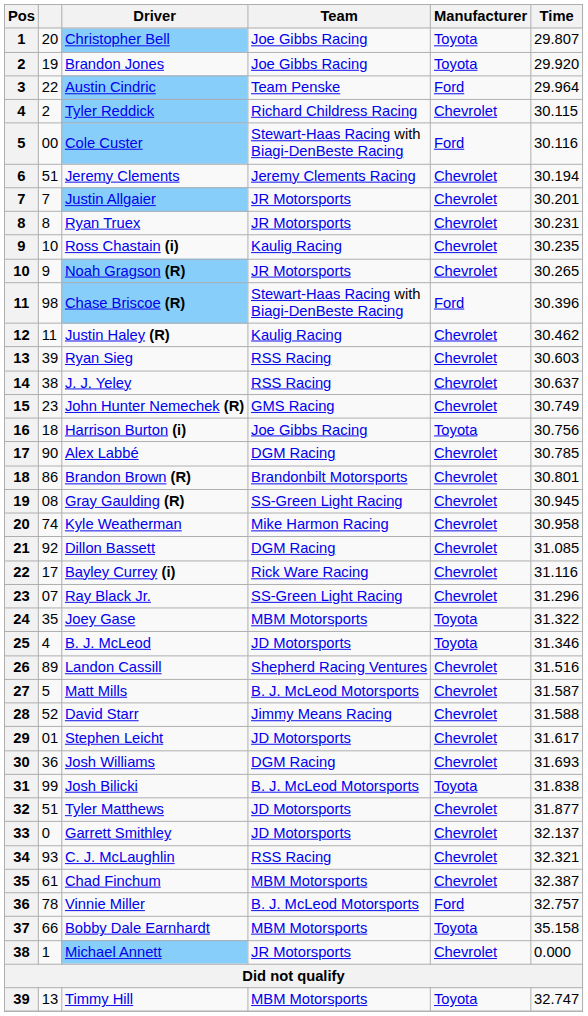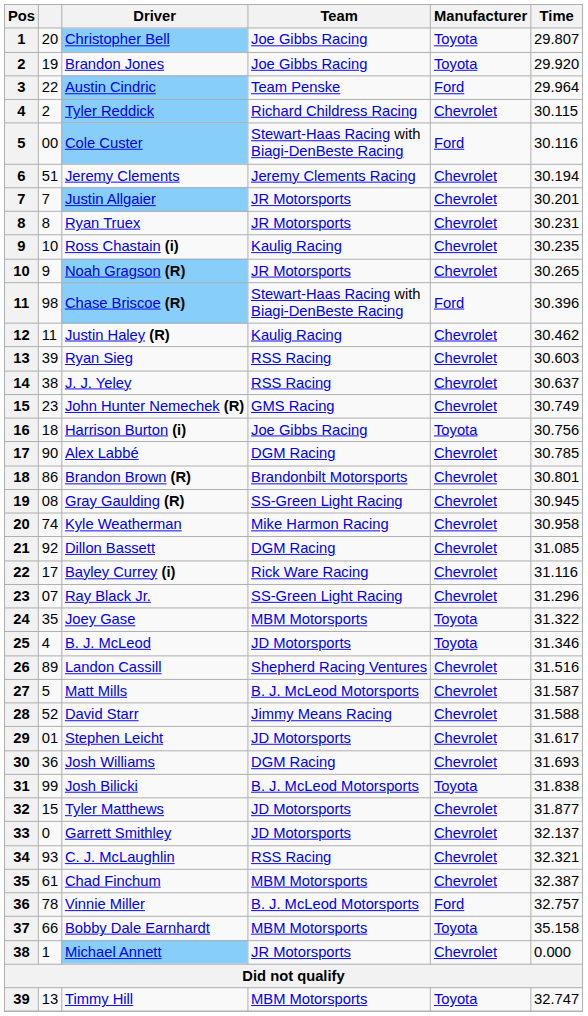(50, 809) 51 -> (50, 809) 15
